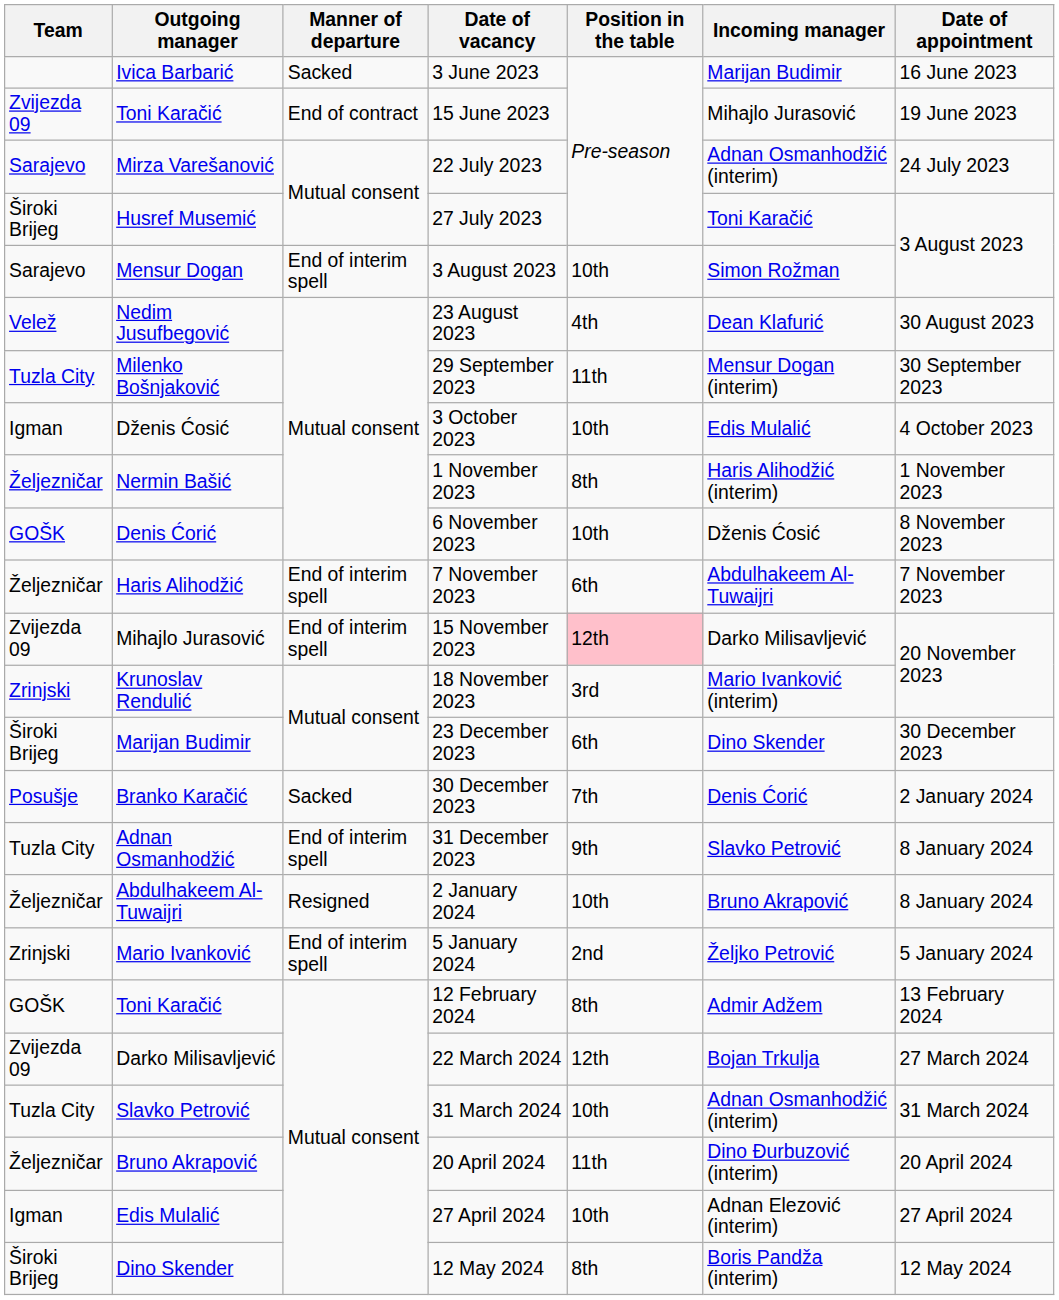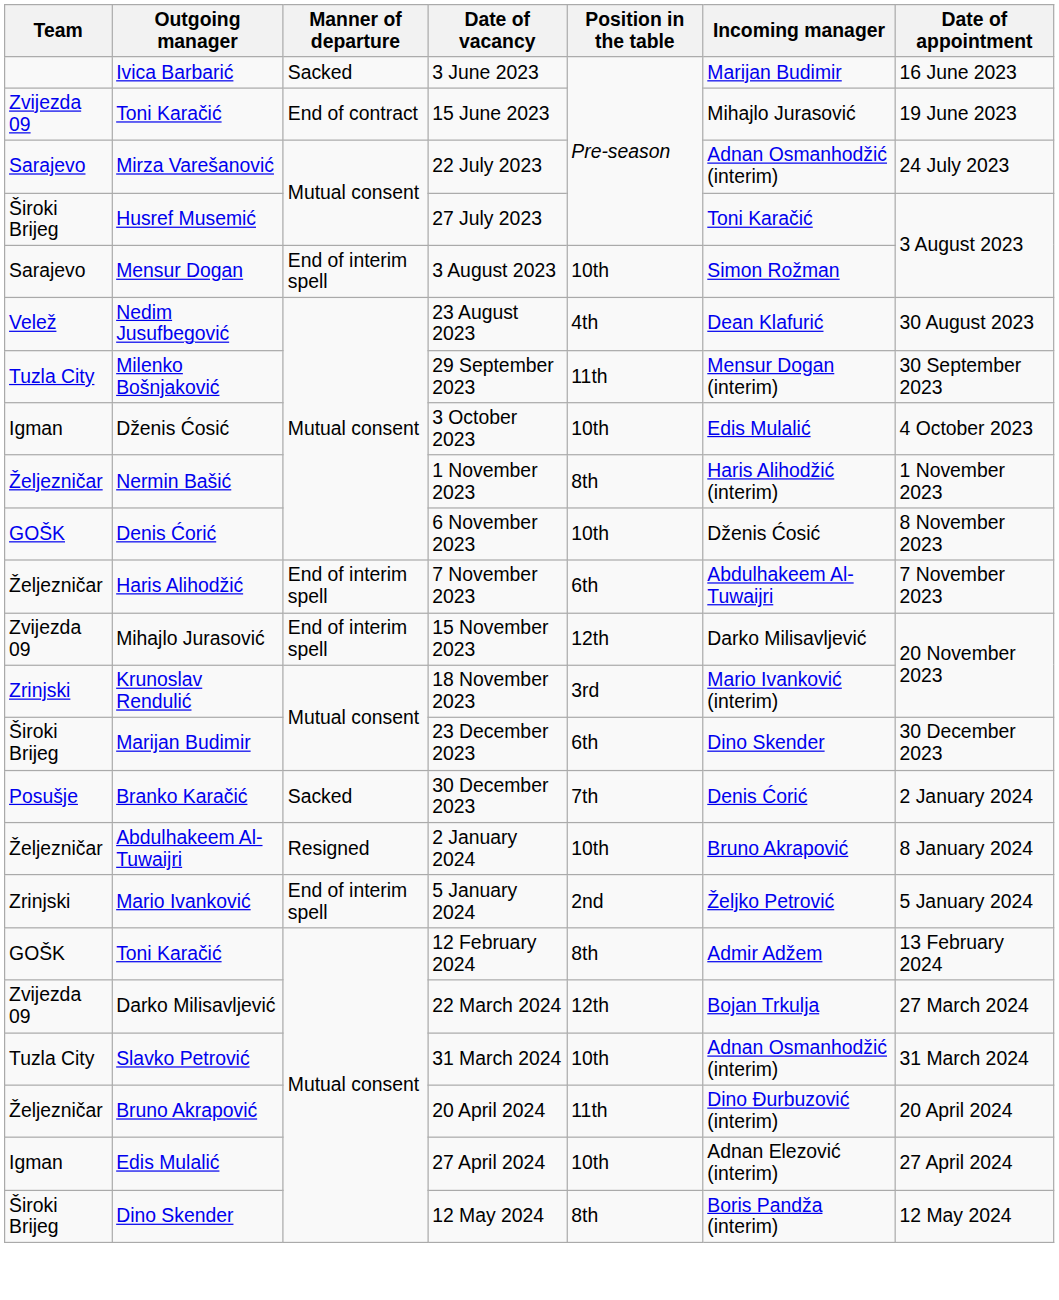(590, 638) pink background -> (590, 638) no background
- row: (490, 848)
